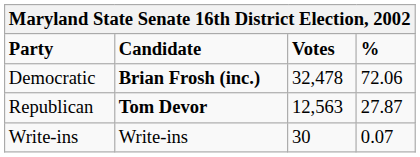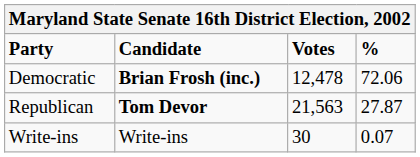(318, 78) 32,478 -> (318, 78) 12,478
(318, 107) 12,563 -> (318, 107) 21,563
